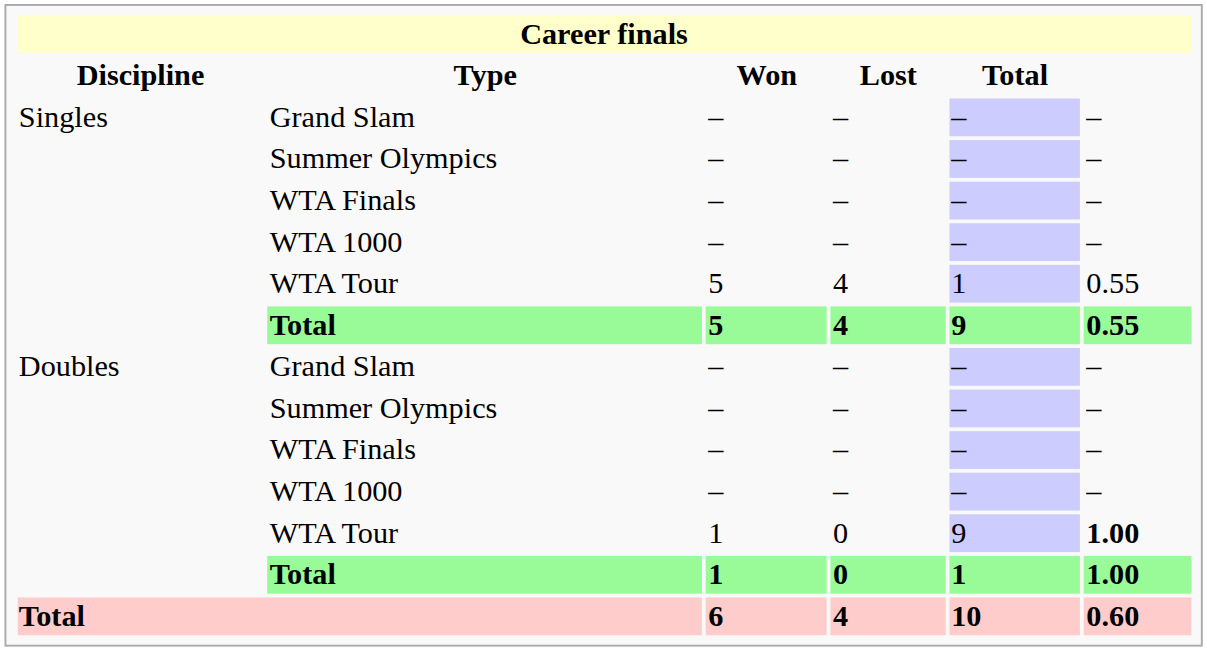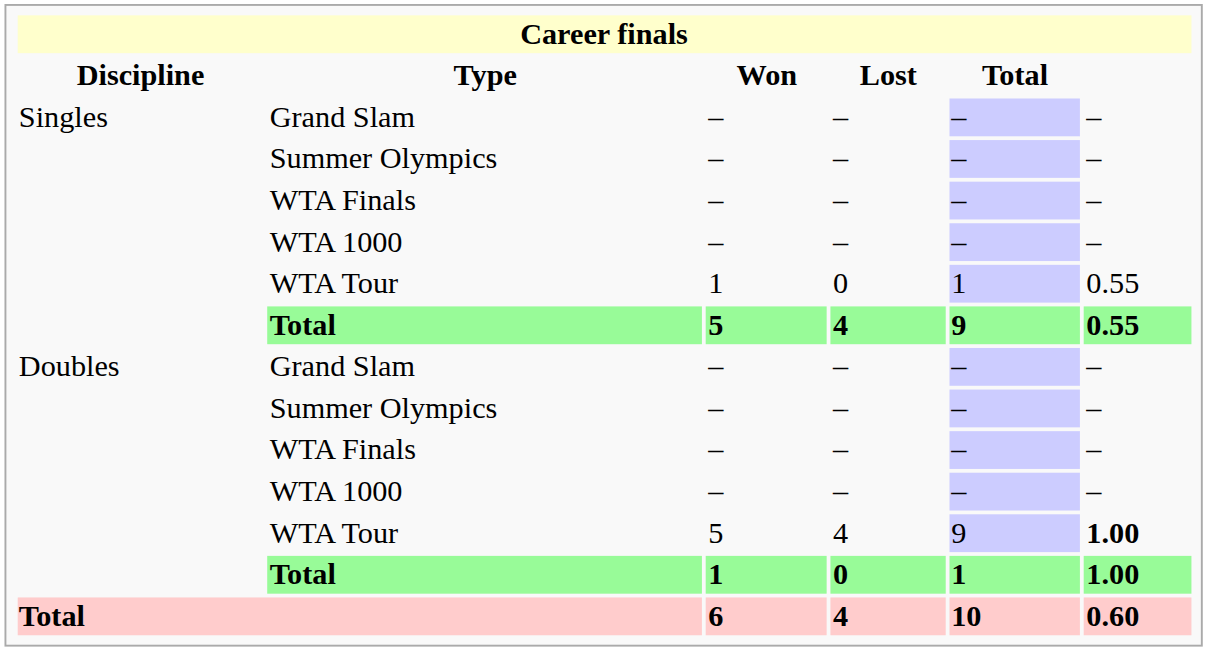(716, 283) 5 -> (716, 283) 1
(841, 283) 4 -> (841, 283) 0
(716, 533) 1 -> (716, 533) 5
(841, 533) 0 -> (841, 533) 4
